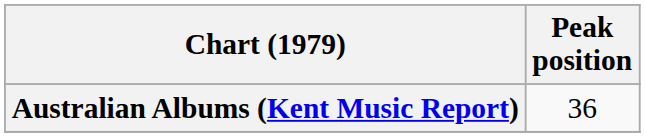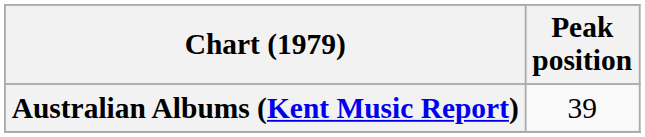(582, 107) 36 -> (582, 107) 39
